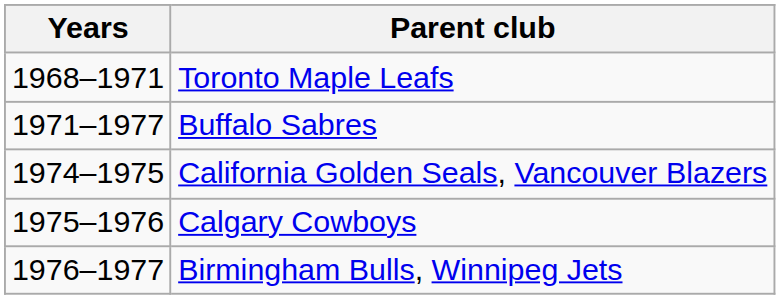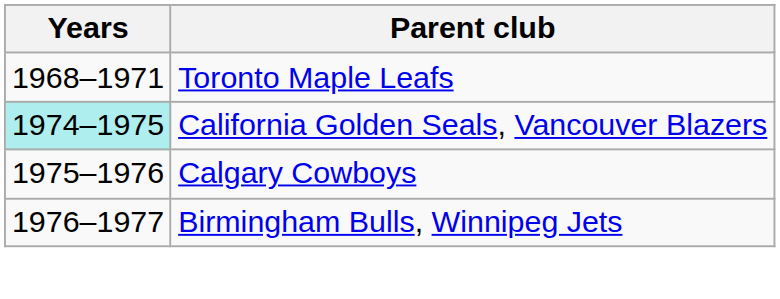- row: (278, 125)
(88, 173) no background -> (88, 125) paleturquoise background
